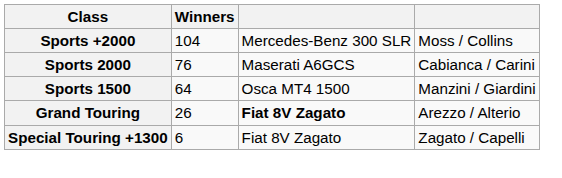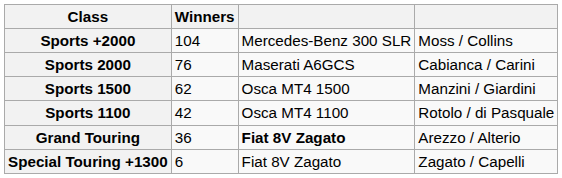(183, 89) 64 -> (183, 89) 62
+ row: (88, 113)
(183, 113) 26 -> (183, 137) 36
